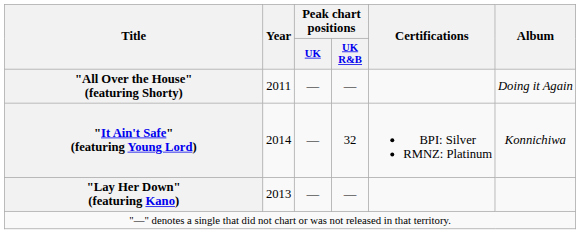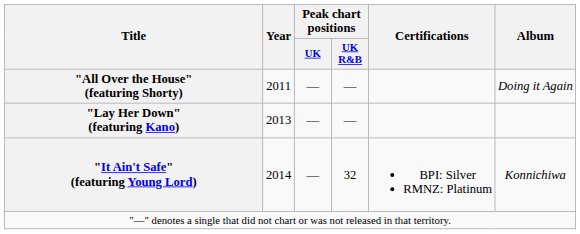rows swapped: (134, 194) <-> (134, 140)
